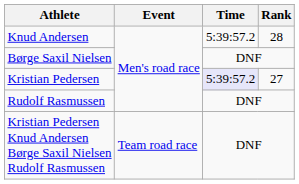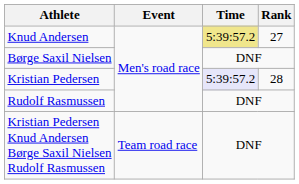(231, 36) no background -> (231, 36) khaki background
(276, 36) 28 -> (276, 36) 27
(276, 79) 27 -> (276, 79) 28
